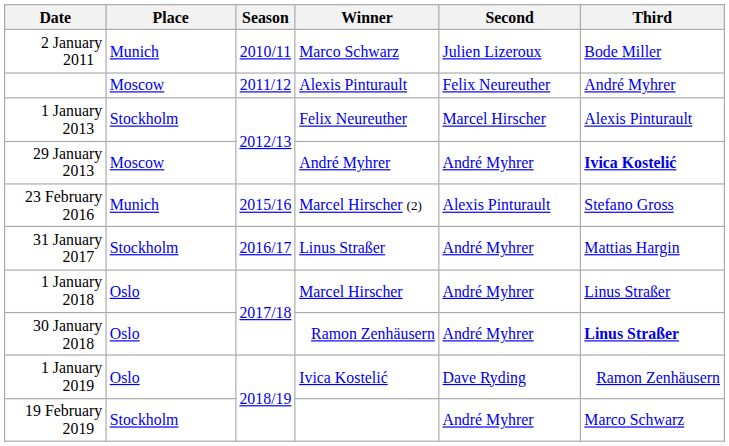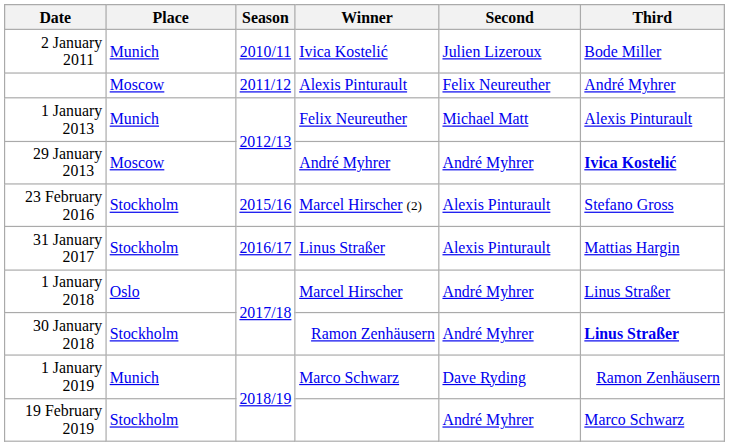(349, 52) Marco Schwarz -> (343, 52) Ivica Kostelić
(144, 120) Stockholm -> (134, 120) Munich
(494, 120) Marcel Hirscher -> (485, 120) Michael Matt
(134, 206) Munich -> (144, 206) Stockholm
(488, 249) André Myhrer -> (496, 249) Alexis Pinturault
(125, 334) Oslo -> (144, 334) Stockholm
(125, 377) Oslo -> (134, 377) Munich
(343, 377) Ivica Kostelić -> (349, 377) Marco Schwarz
